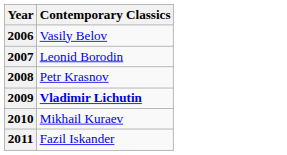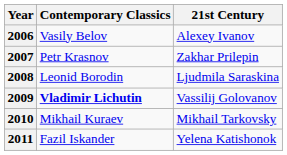+ column: (228, 14)
(81, 56) Leonid Borodin -> (74, 56) Petr Krasnov
(74, 77) Petr Krasnov -> (81, 77) Leonid Borodin
